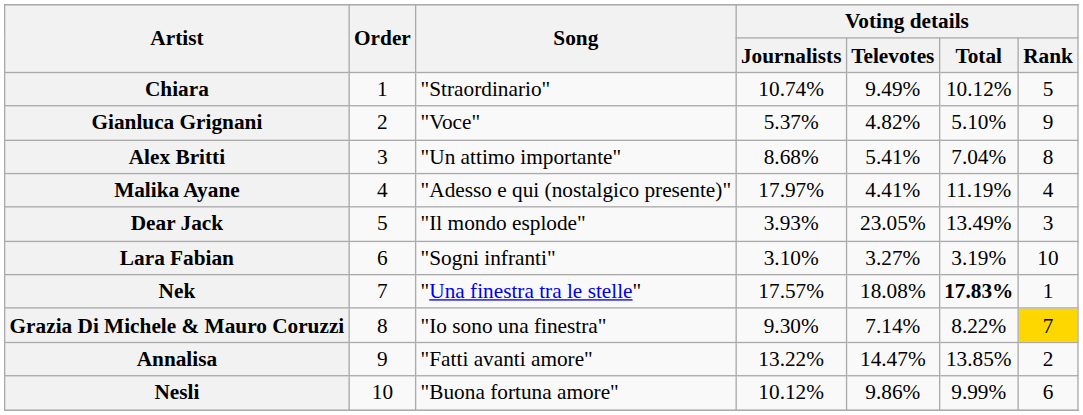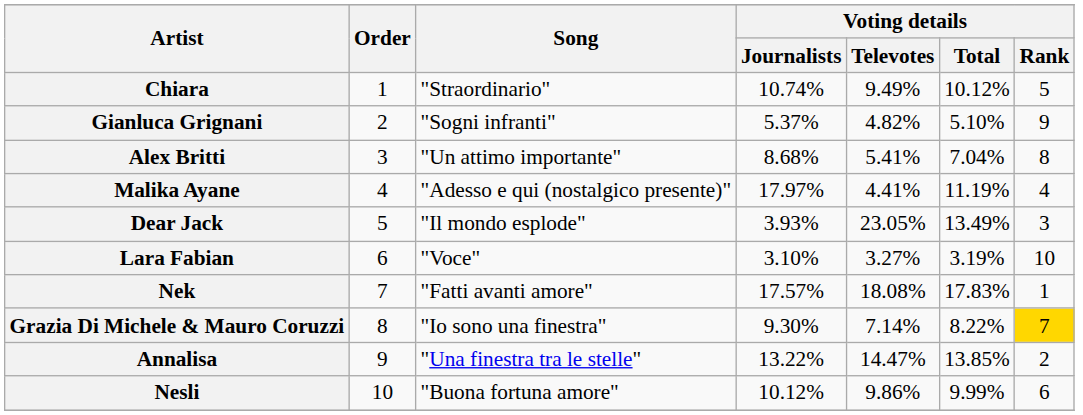(450, 122) "Voce" -> (488, 122) "Sogni infranti"
(488, 257) "Sogni infranti" -> (450, 257) "Voce"
(531, 291) "Una finestra tra le stelle" -> (507, 291) "Fatti avanti amore"
(979, 291) bold -> (977, 291) normal
(507, 358) "Fatti avanti amore" -> (531, 358) "Una finestra tra le stelle"
